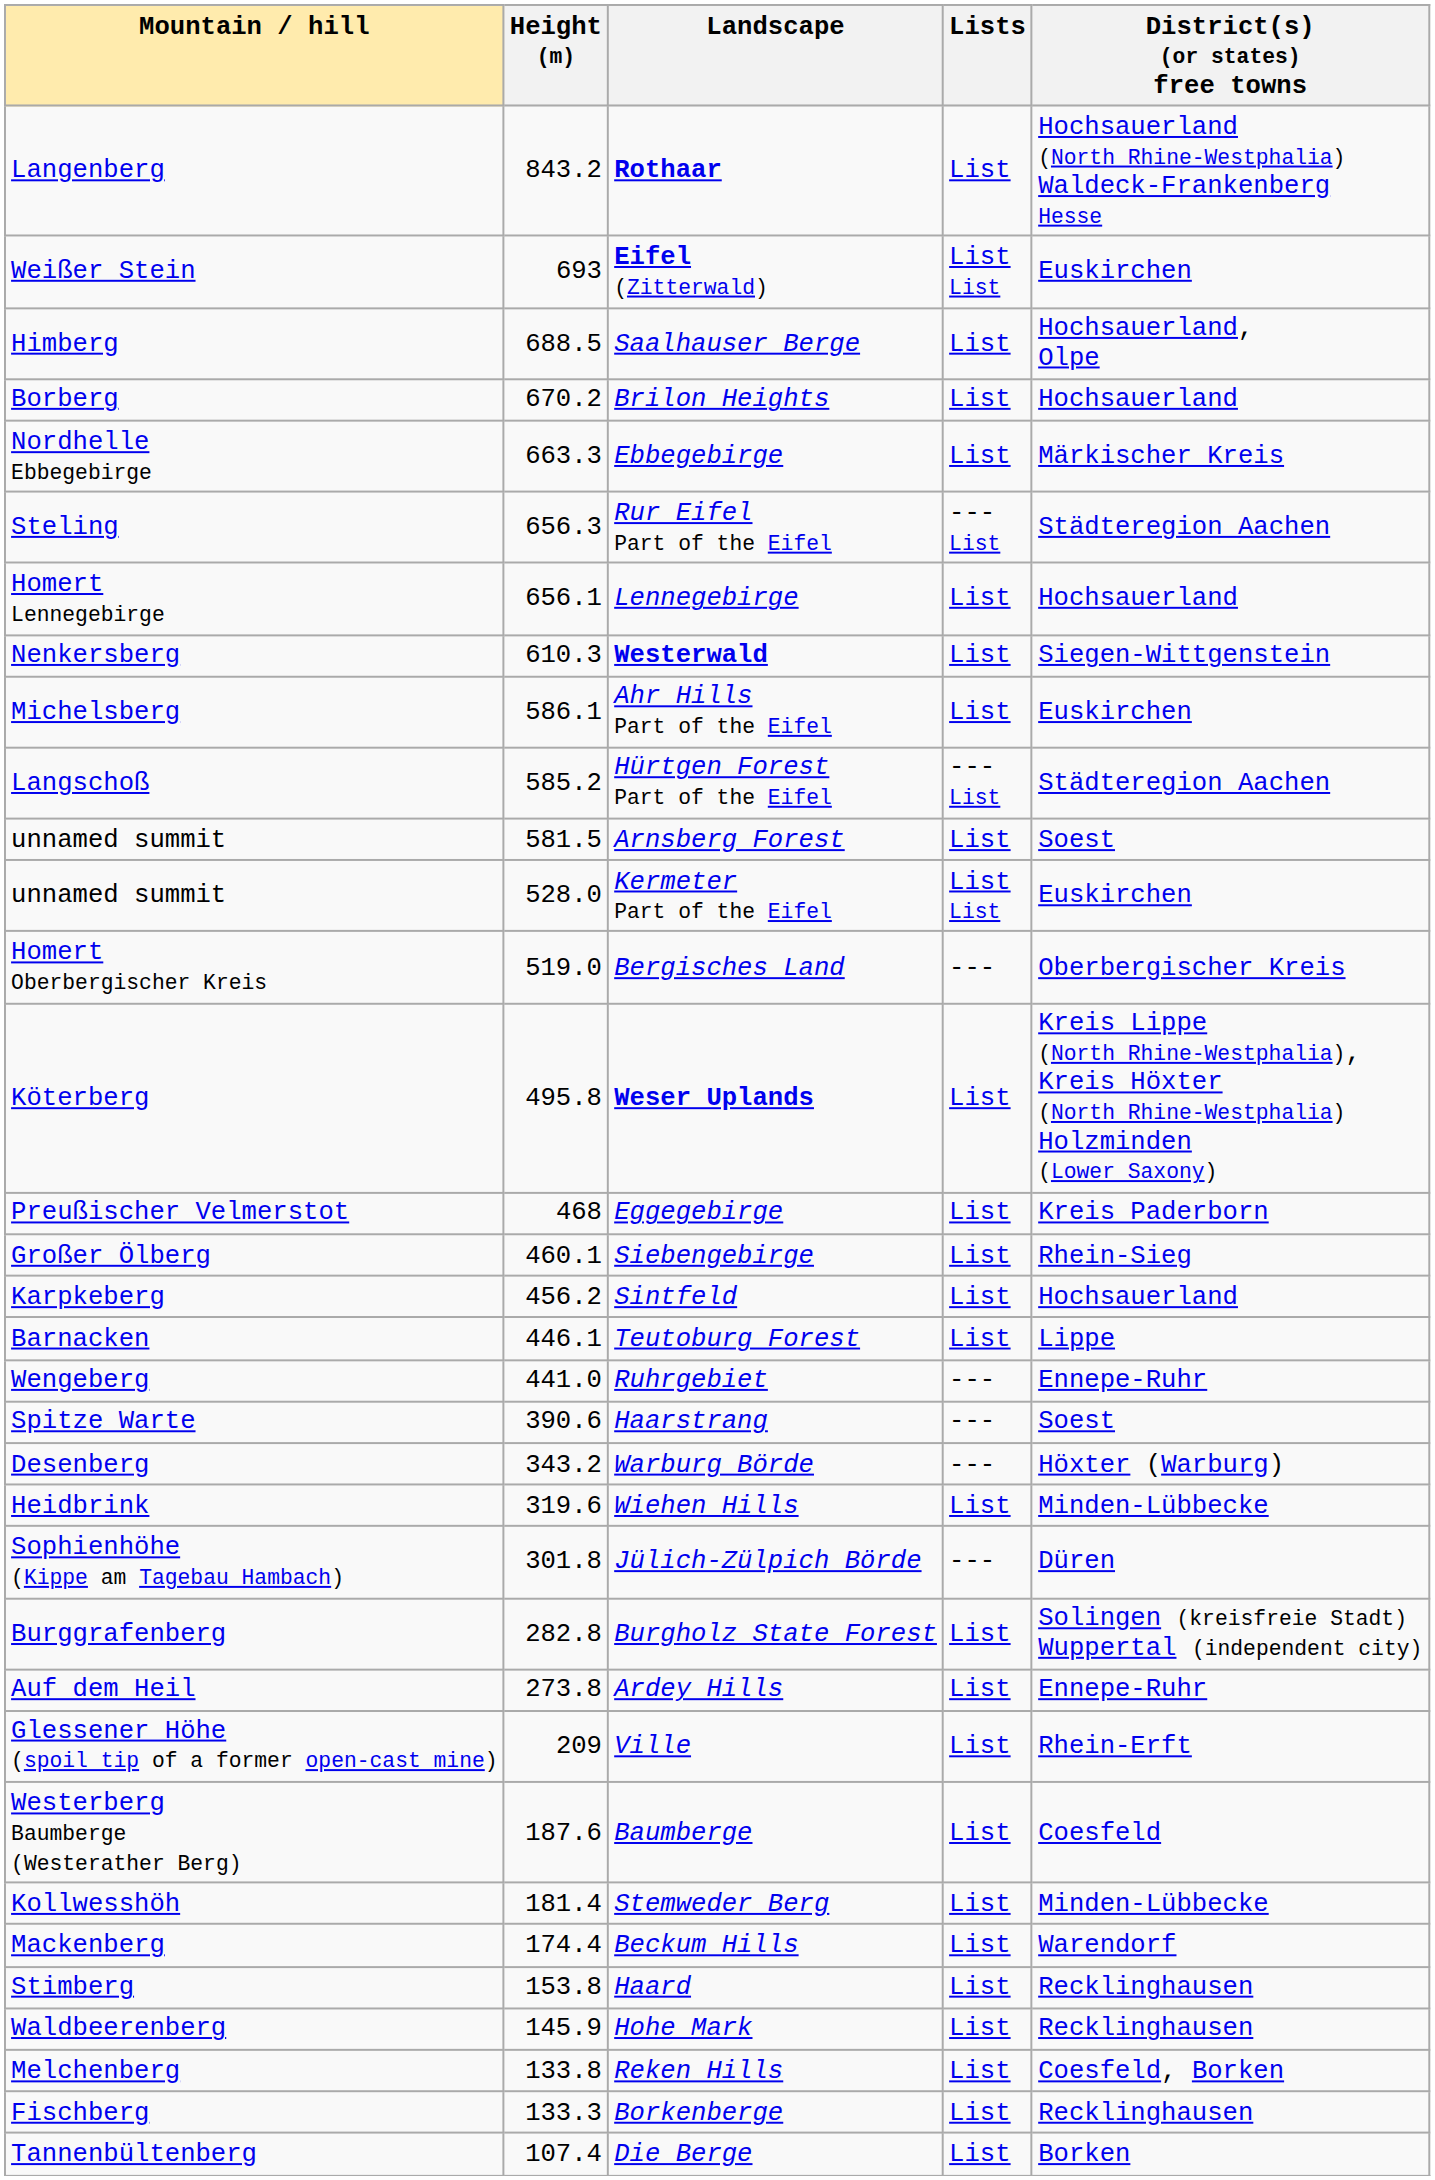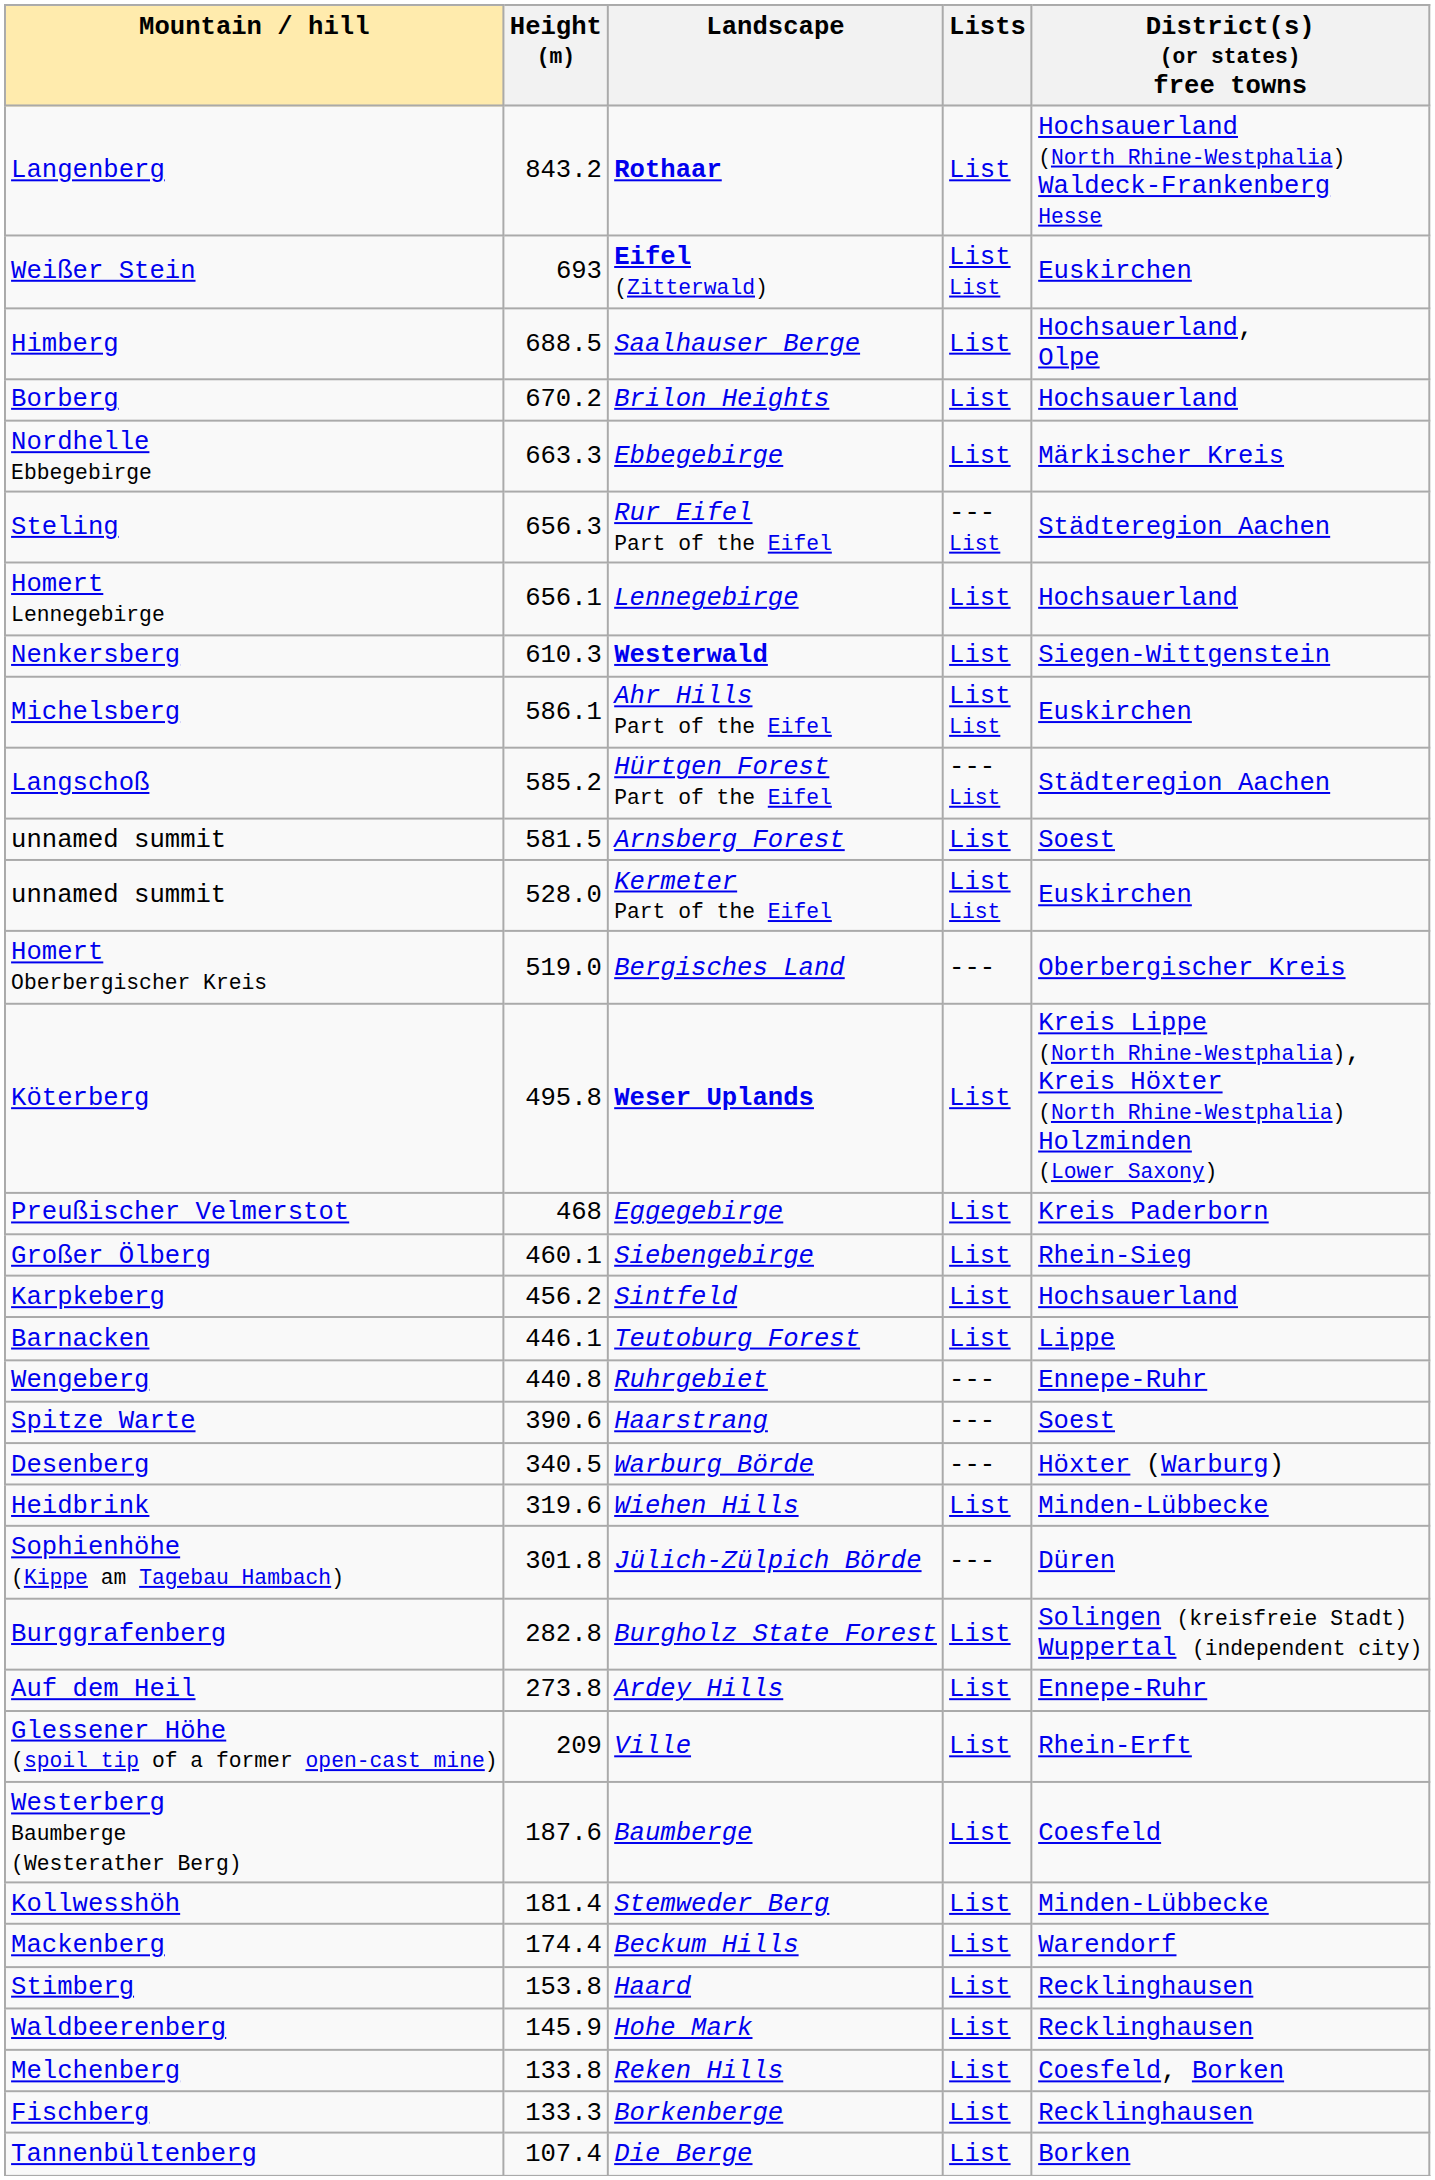(980, 712) List -> (980, 711) List List
(564, 1380) 441.0 -> (564, 1380) 440.8
(564, 1464) 343.2 -> (564, 1464) 340.5
